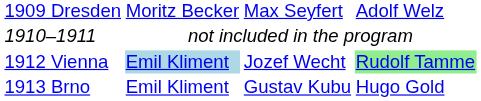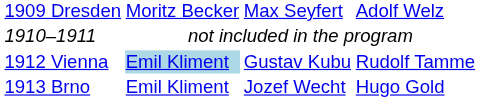(295, 61) Jozef Wecht -> (297, 61) Gustav Kubu
(415, 61) lightgreen background -> (415, 61) no background
(297, 87) Gustav Kubu -> (295, 87) Jozef Wecht
